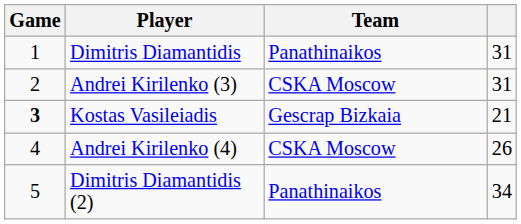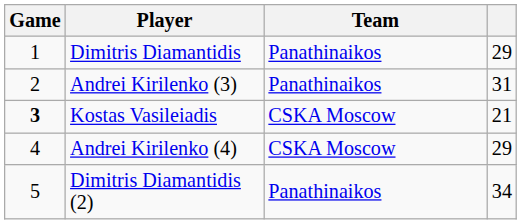(502, 52) 31 -> (502, 52) 29
(332, 84) CSKA Moscow -> (325, 84) Panathinaikos
(335, 116) Gescrap Bizkaia -> (332, 116) CSKA Moscow
(502, 148) 26 -> (502, 148) 29
